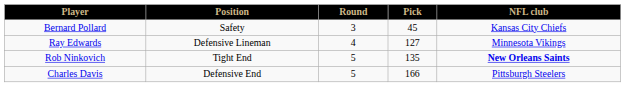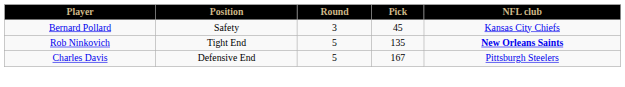- row: (75, 43)
(412, 74) 166 -> (398, 58) 167
